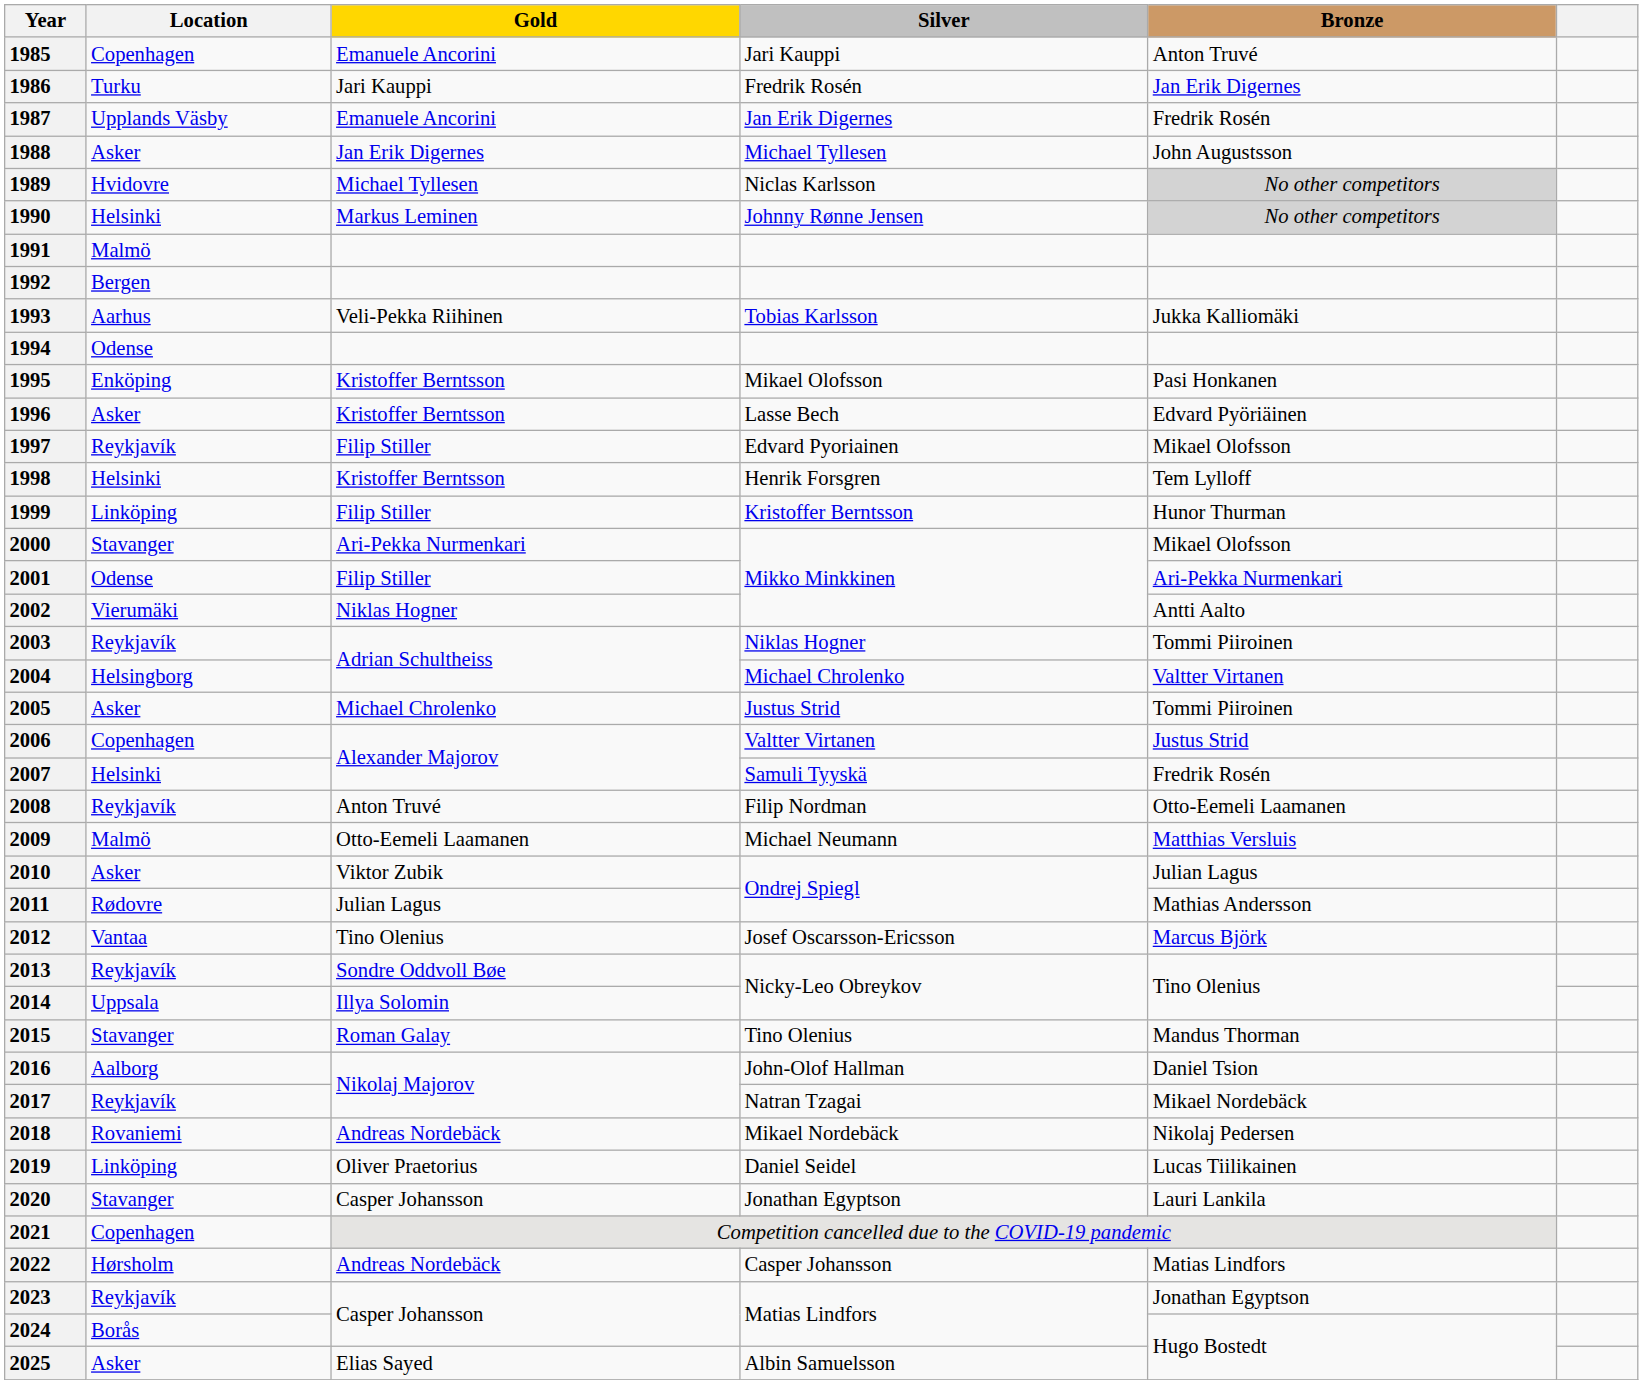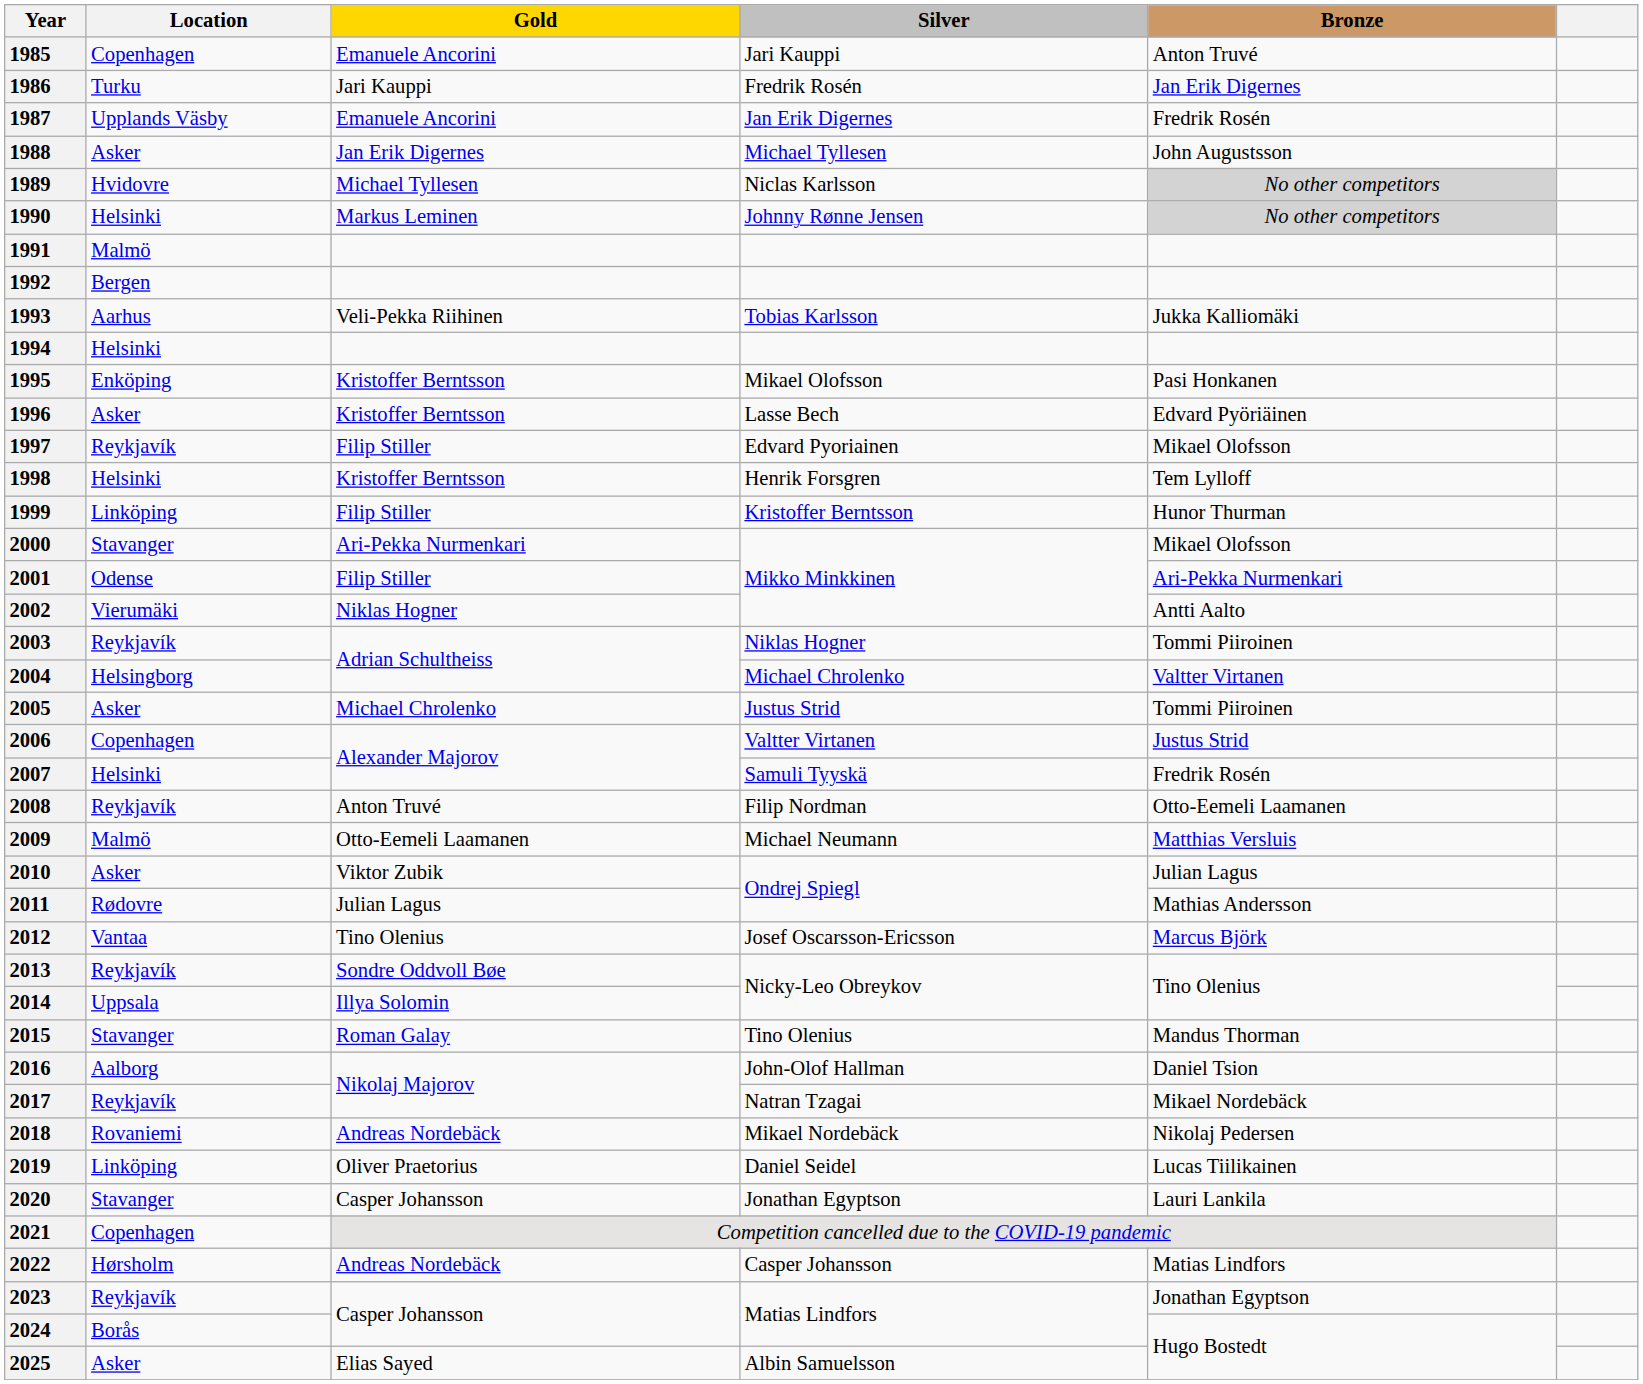(122, 348) Odense -> (126, 348) Helsinki
